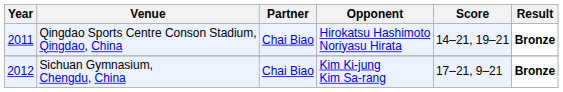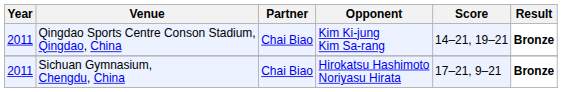(375, 40) Hirokatsu Hashimoto Noriyasu Hirata -> (352, 40) Kim Ki-jung Kim Sa-rang
(21, 72) 2012 -> (20, 72) 2011
(353, 72) Kim Ki-jung Kim Sa-rang -> (374, 72) Hirokatsu Hashimoto Noriyasu Hirata
